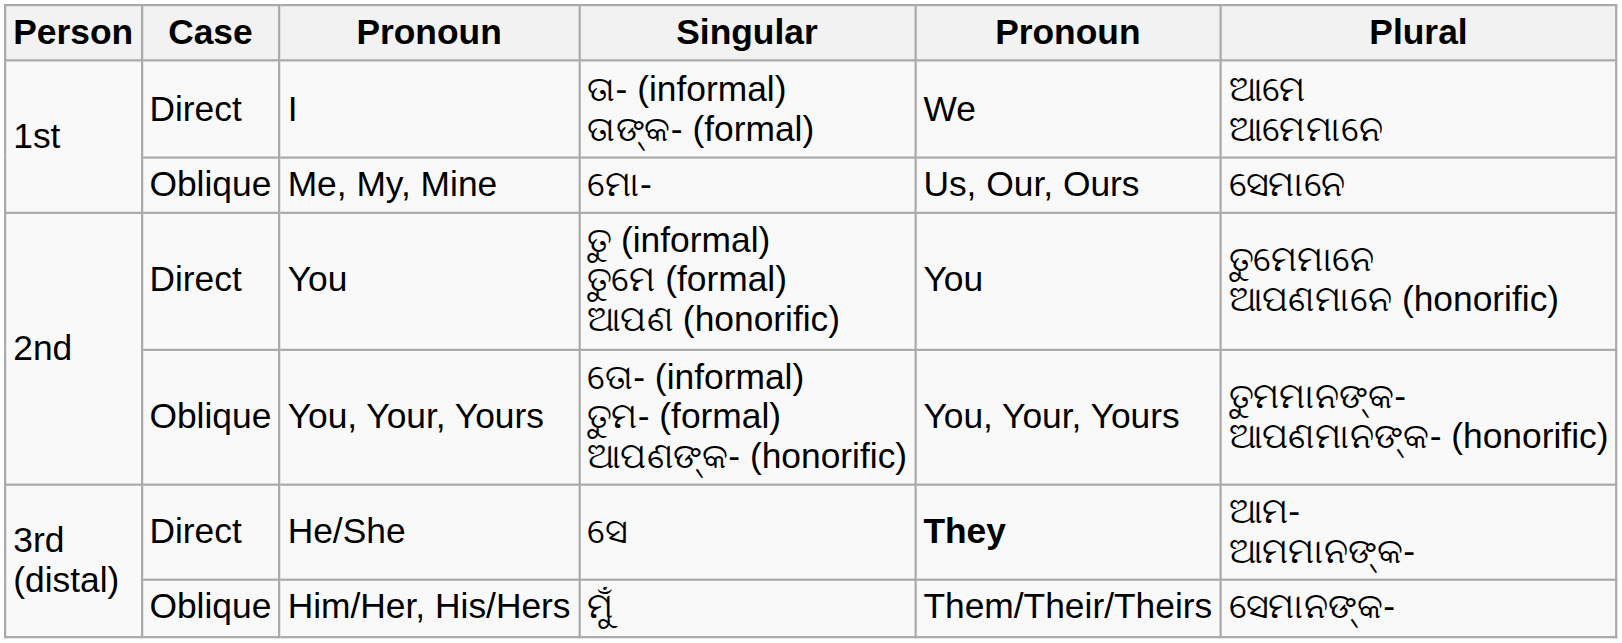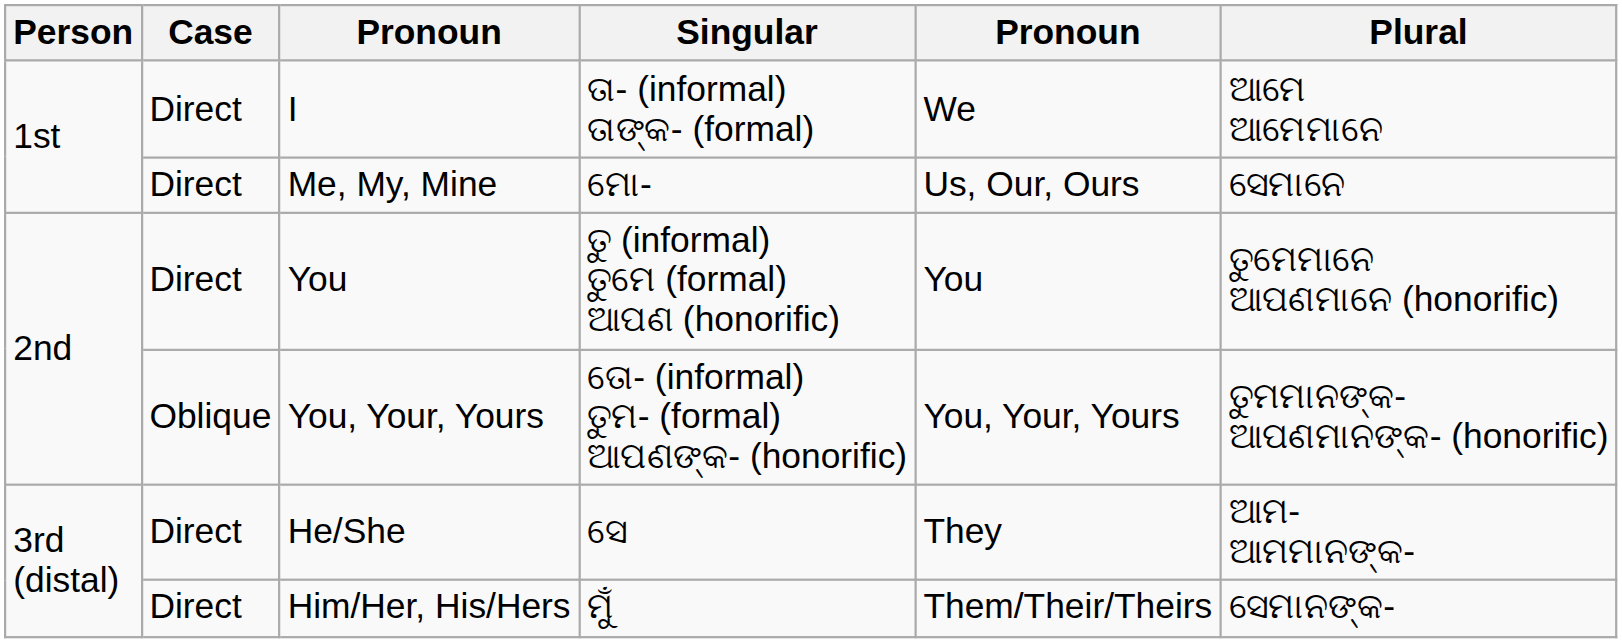(210, 184) Oblique -> (196, 184) Direct
(965, 531) bold -> (963, 531) normal
(210, 607) Oblique -> (196, 607) Direct
